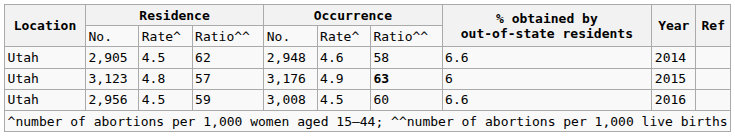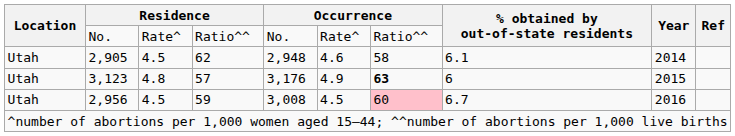(457, 57) 6.6 -> (457, 57) 6.1
(381, 100) no background -> (381, 100) pink background
(457, 100) 6.6 -> (457, 100) 6.7
